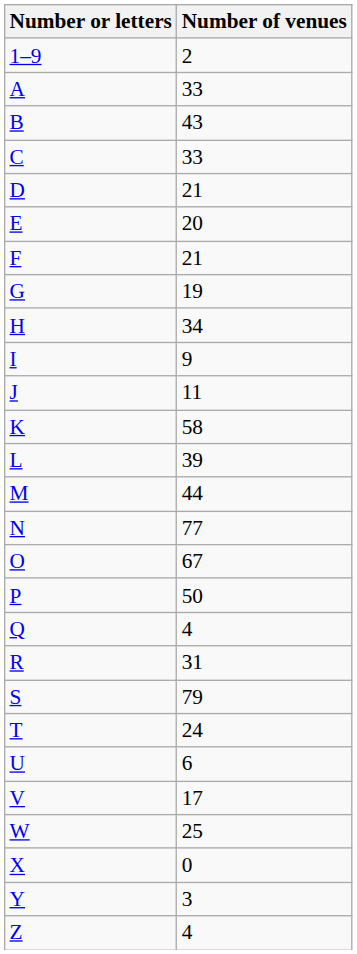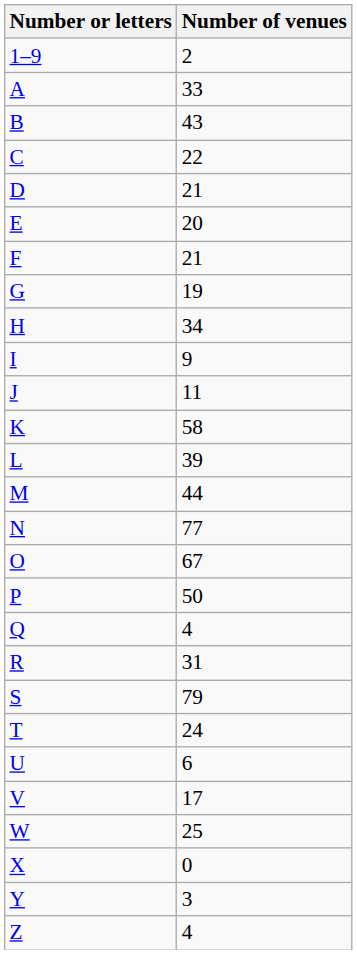(192, 156) 33 -> (192, 156) 22
